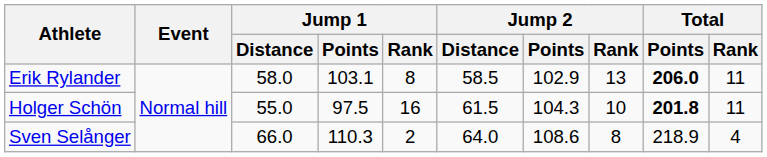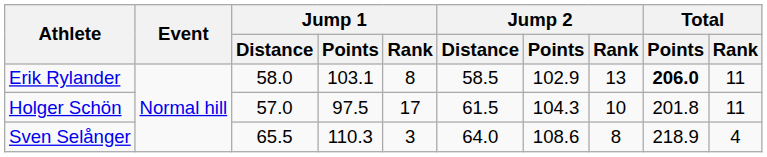(275, 108) 55.0 -> (275, 108) 57.0
(410, 108) 16 -> (410, 108) 17
(676, 108) bold -> (676, 108) normal
(275, 137) 66.0 -> (275, 137) 65.5
(410, 137) 2 -> (410, 137) 3
